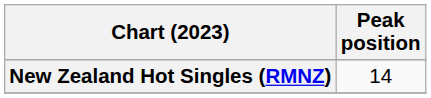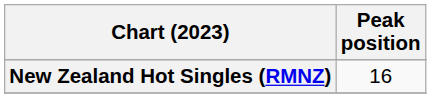(381, 76) 14 -> (381, 76) 16
